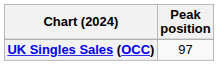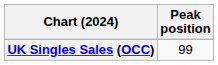(185, 49) 97 -> (185, 49) 99
